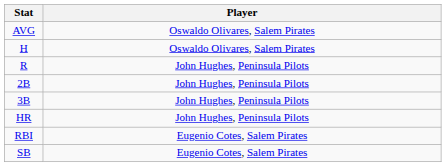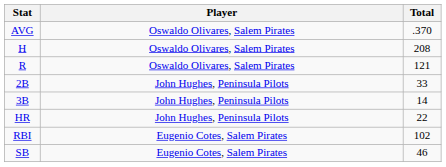+ column: (422, 13)
(242, 65) John Hughes, Peninsula Pilots -> (222, 65) Oswaldo Olivares, Salem Pirates
